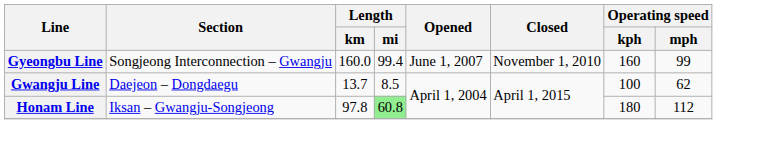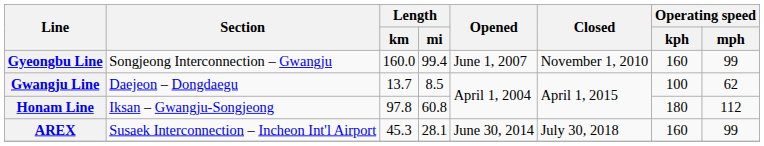(390, 107) lightgreen background -> (434, 107) no background
+ row: (55, 130)
